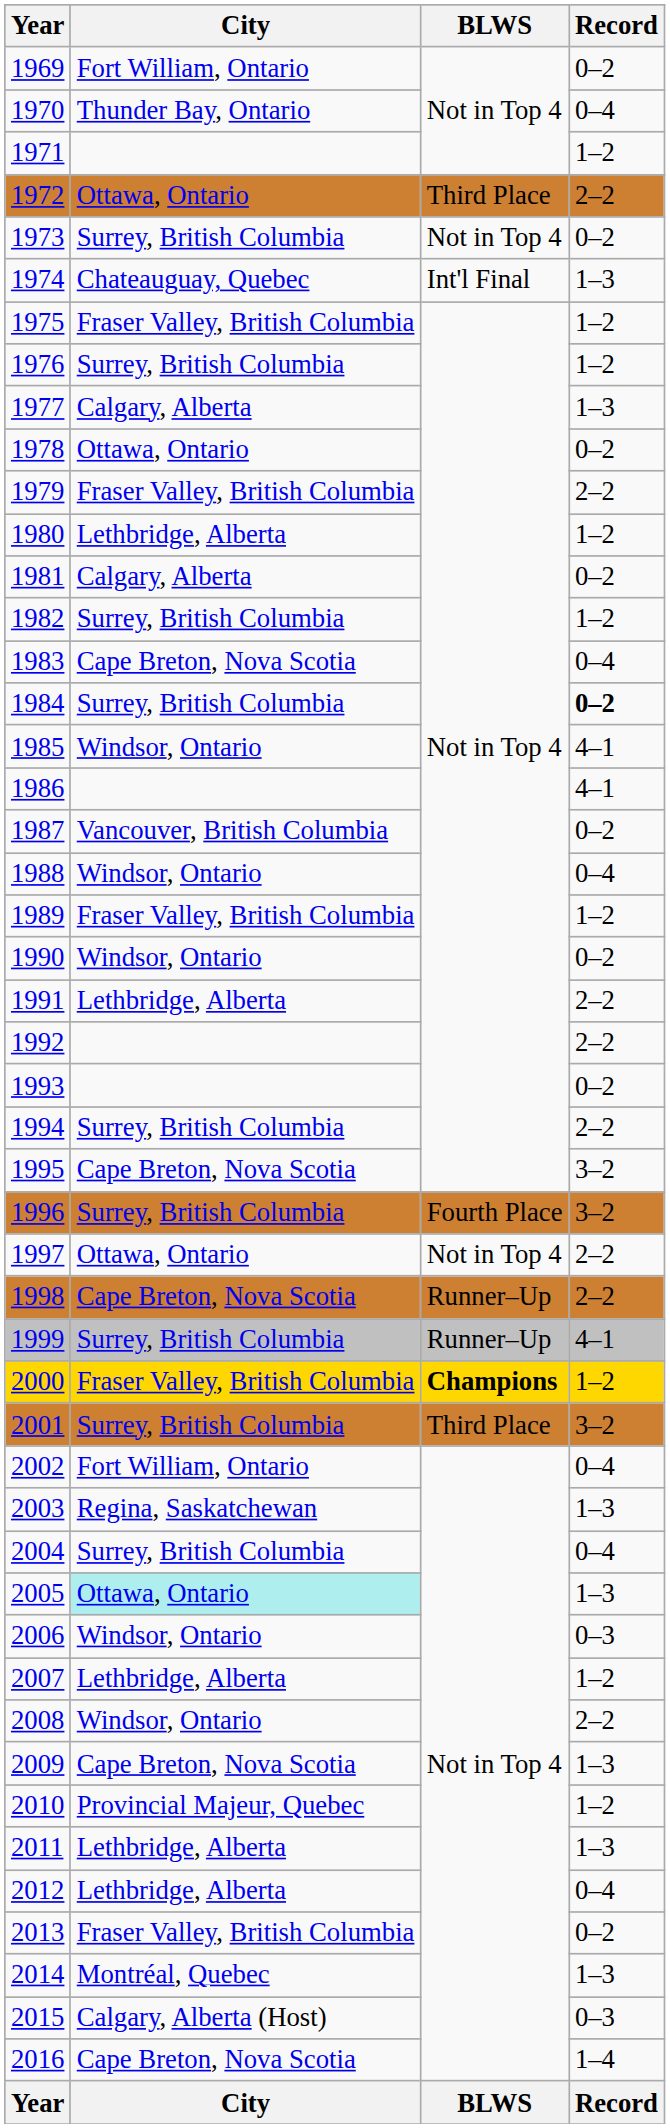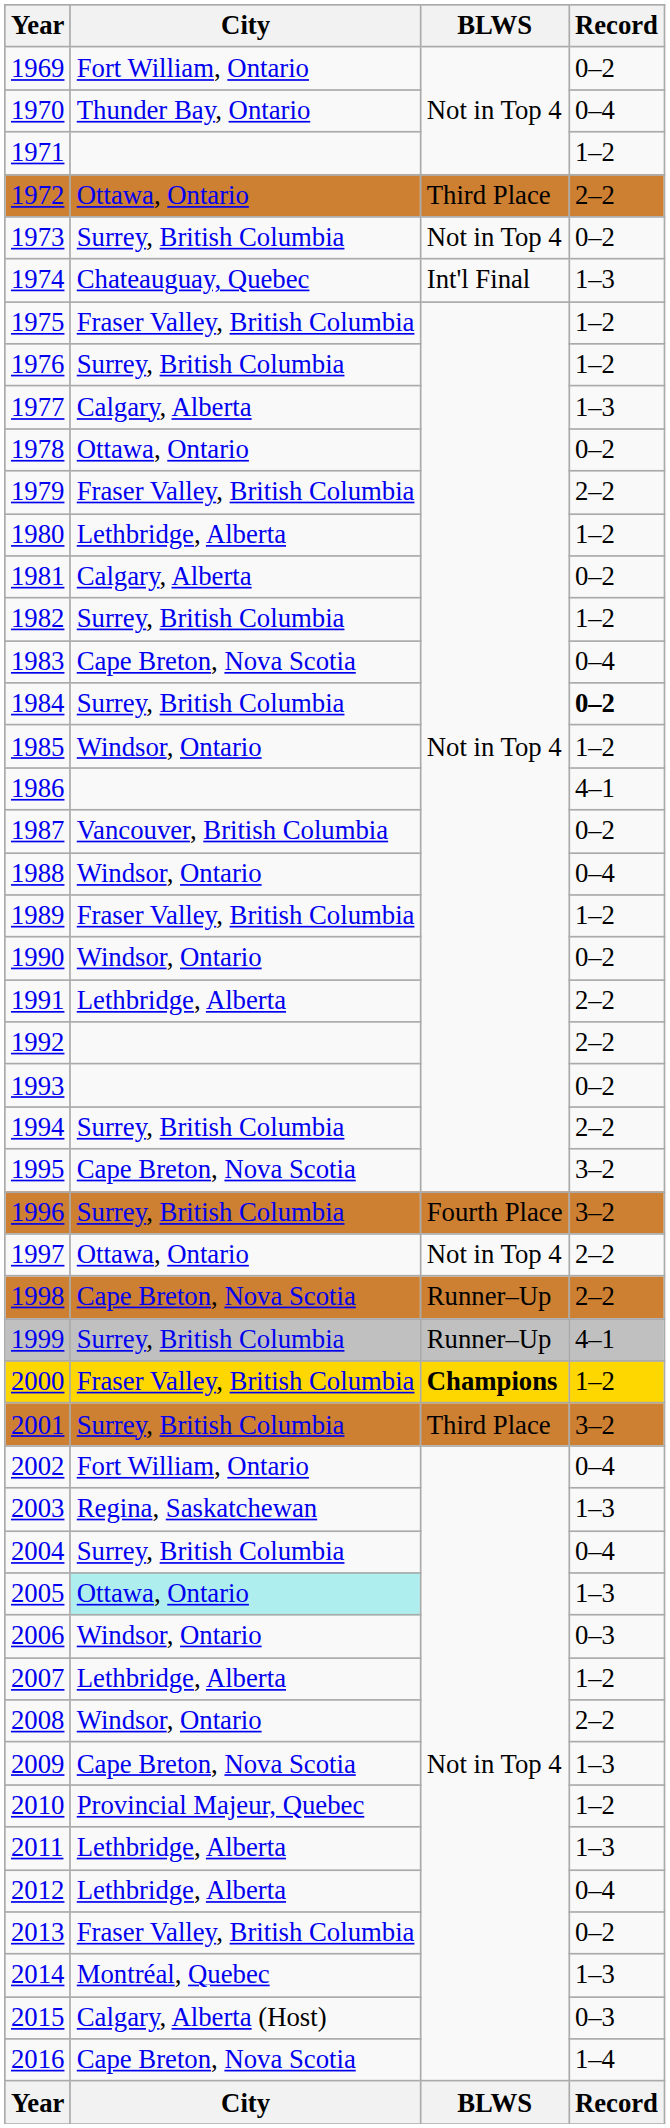(595, 746) 4–1 -> (595, 746) 1–2
